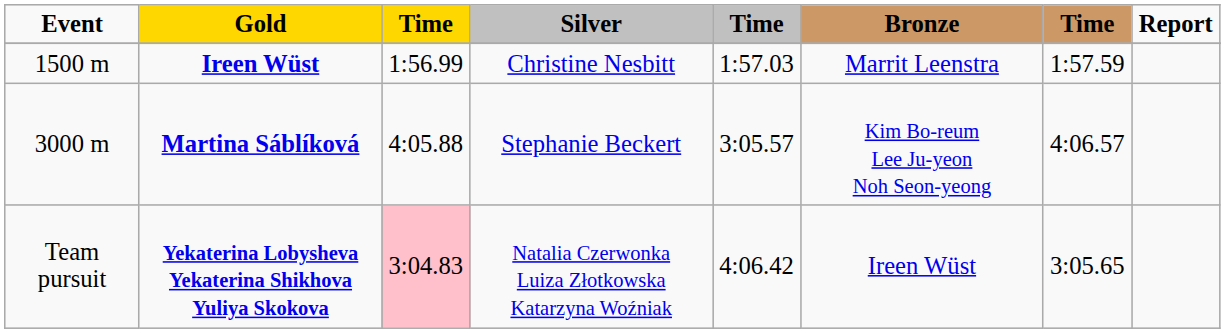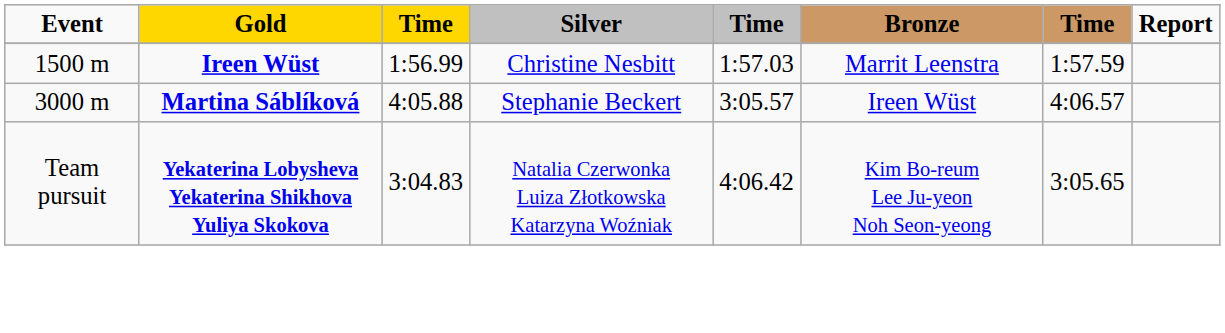(922, 159) Kim Bo-reum Lee Ju-yeon Noh Seon-yeong -> (922, 102) Ireen Wüst
(426, 266) pink background -> (426, 182) no background
(922, 266) Ireen Wüst -> (922, 198) Kim Bo-reum Lee Ju-yeon Noh Seon-yeong
